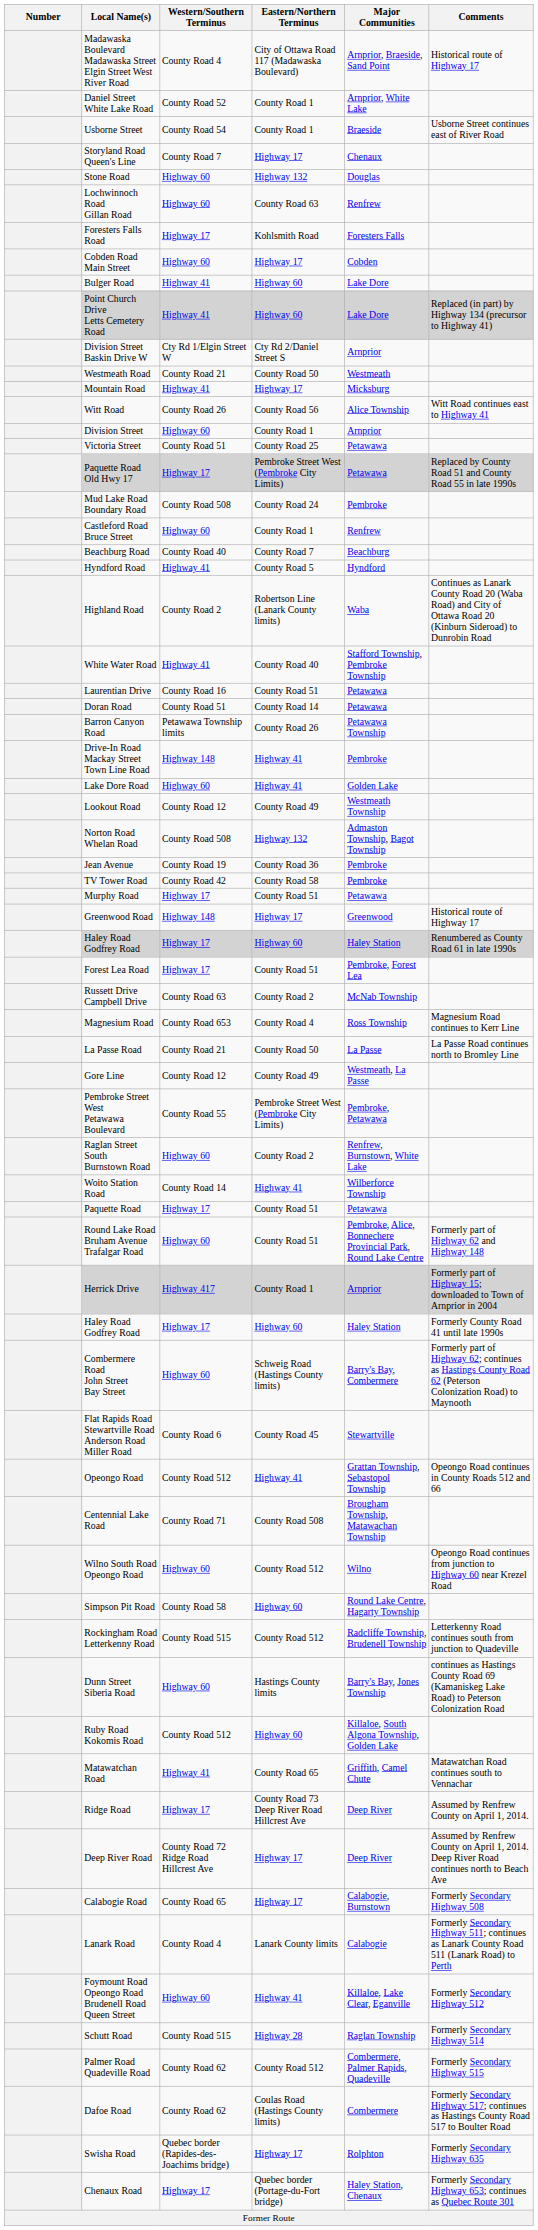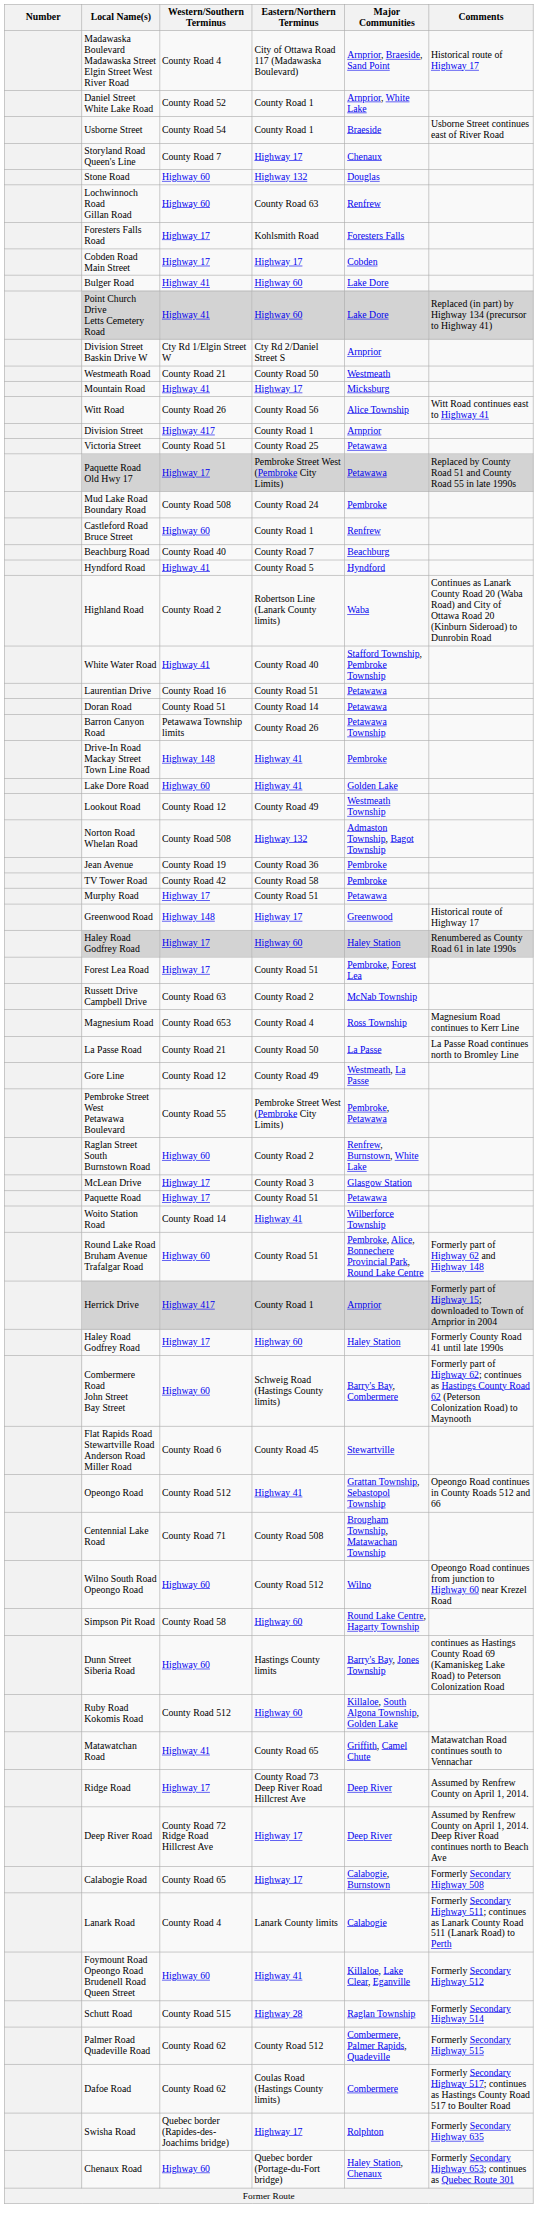(186, 262) Highway 60 -> (186, 262) Highway 17
(186, 431) Highway 60 -> (188, 431) Highway 417
+ row: (113, 1182)
rows swapped: (113, 1209) <-> (111, 1188)
- row: (121, 1638)
(186, 2191) Highway 17 -> (186, 2169) Highway 60
